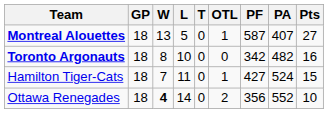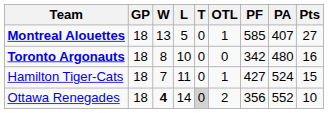(255, 35) 587 -> (255, 35) 585
(283, 56) 482 -> (283, 56) 480
(201, 98) no background -> (201, 98) lightgrey background
